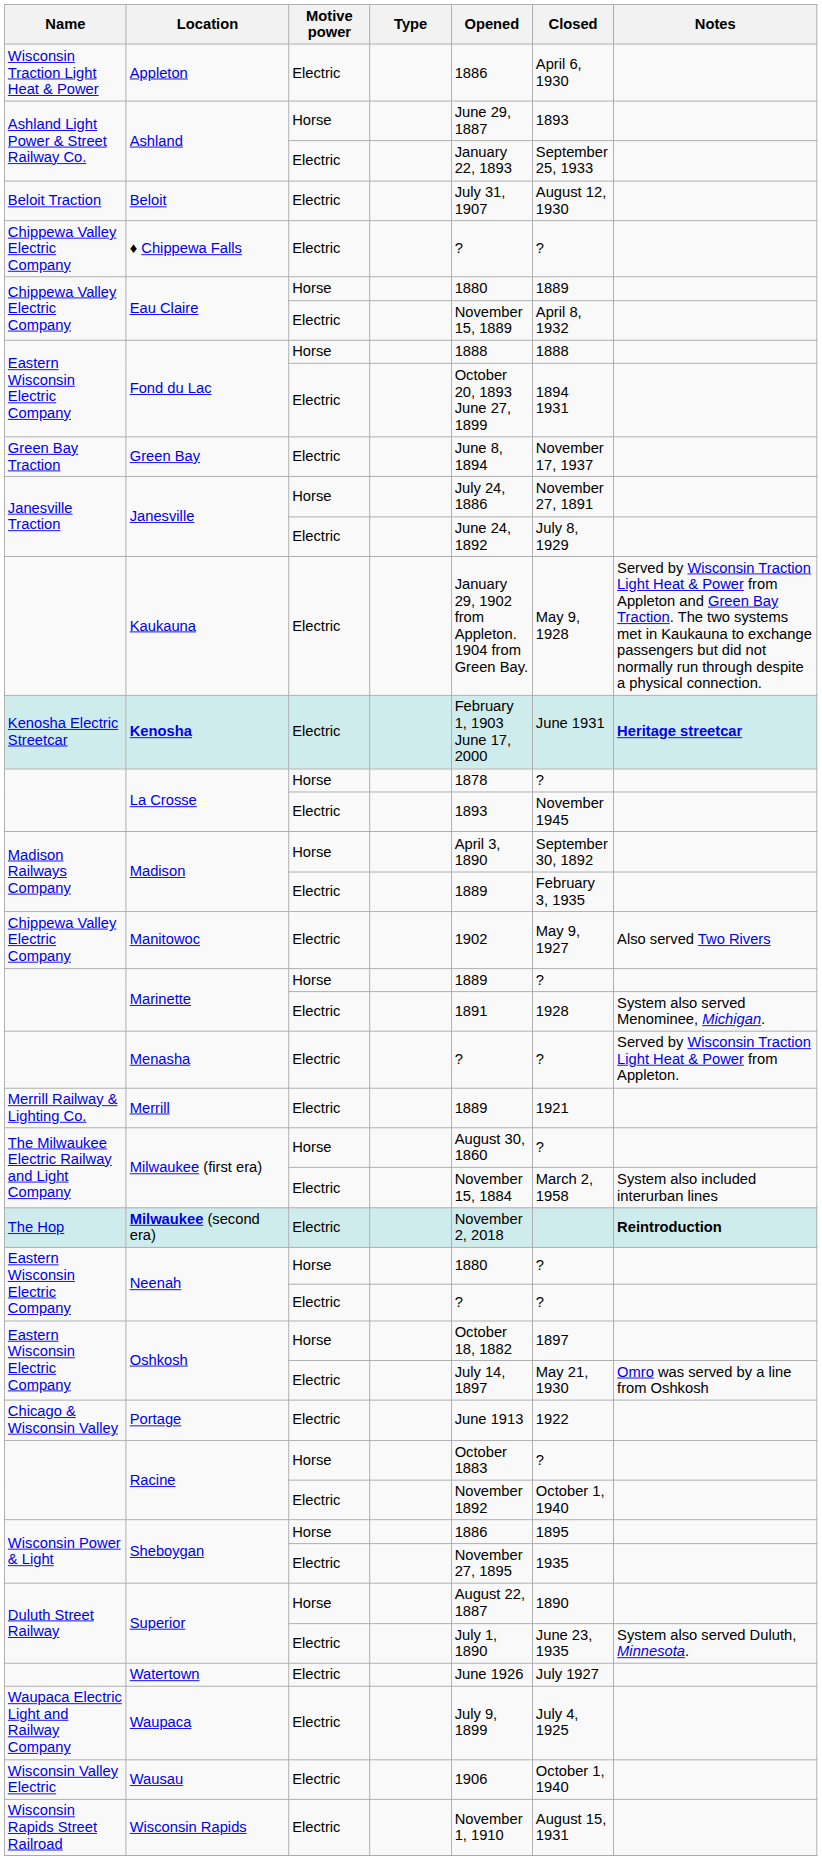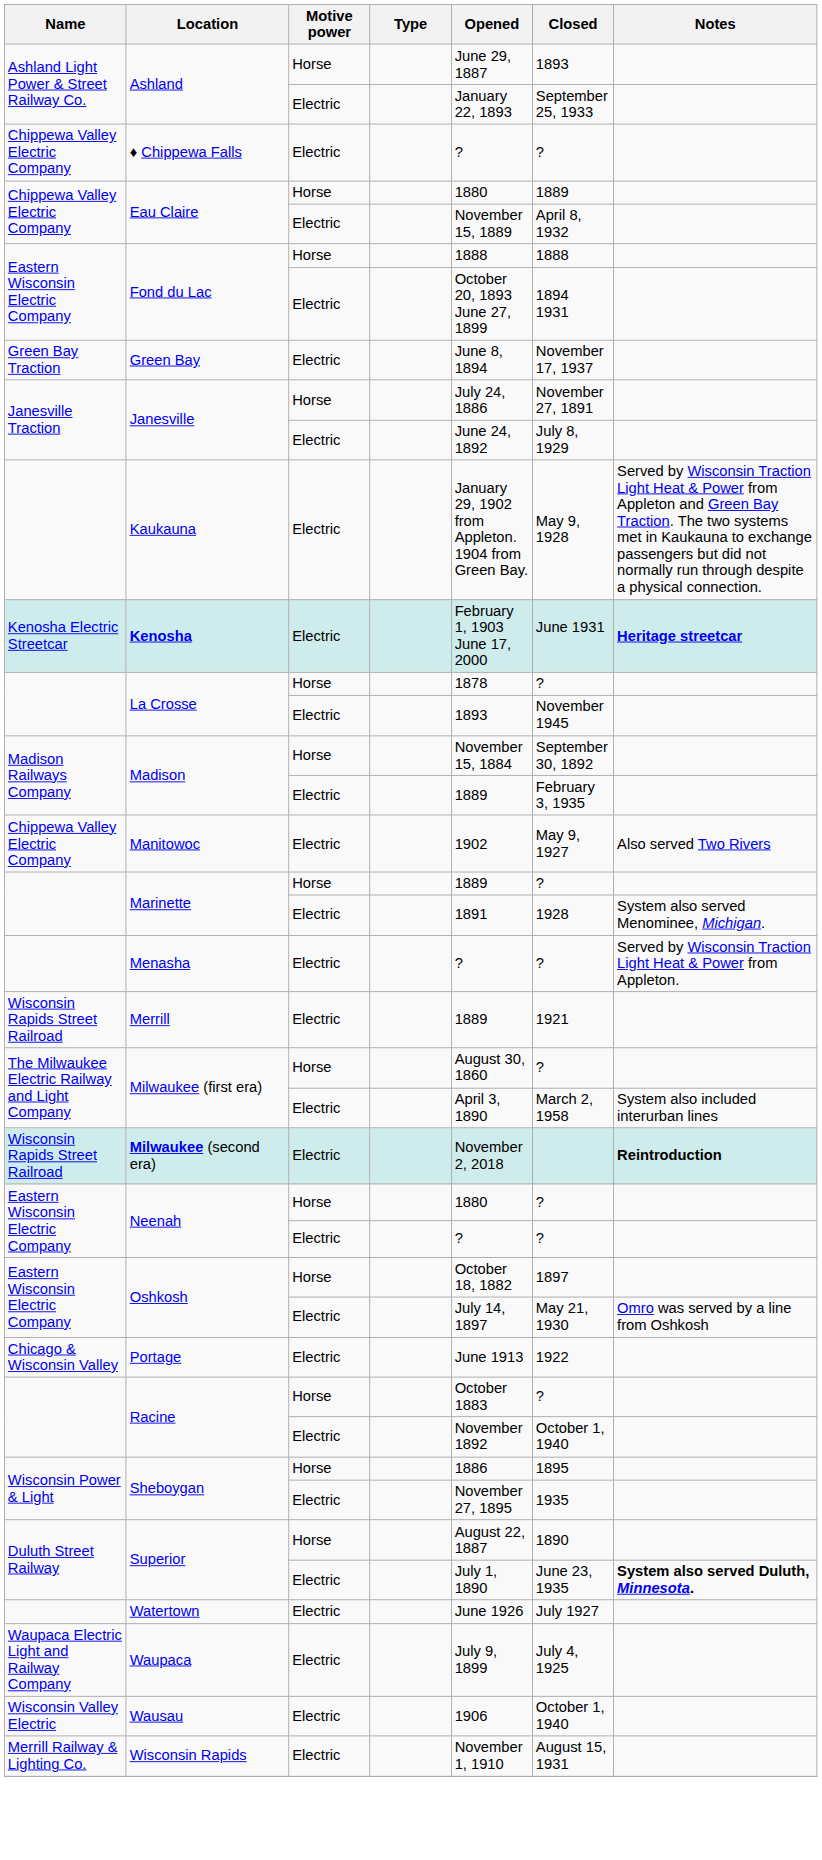- row: (159, 72)
- row: (148, 200)
(478, 851) April 3, 1890 -> (489, 755) November 15, 1884
(63, 1107) Merrill Railway & Lighting Co. -> (52, 1019) Wisconsin Rapids Street Railroad
(489, 1187) November 15, 1884 -> (478, 1107) April 3, 1890
(36, 1227) The Hop -> (52, 1156) Wisconsin Rapids Street Railroad
(707, 1643) normal -> (713, 1579) bold
(52, 1827) Wisconsin Rapids Street Railroad -> (63, 1756) Merrill Railway & Lighting Co.
